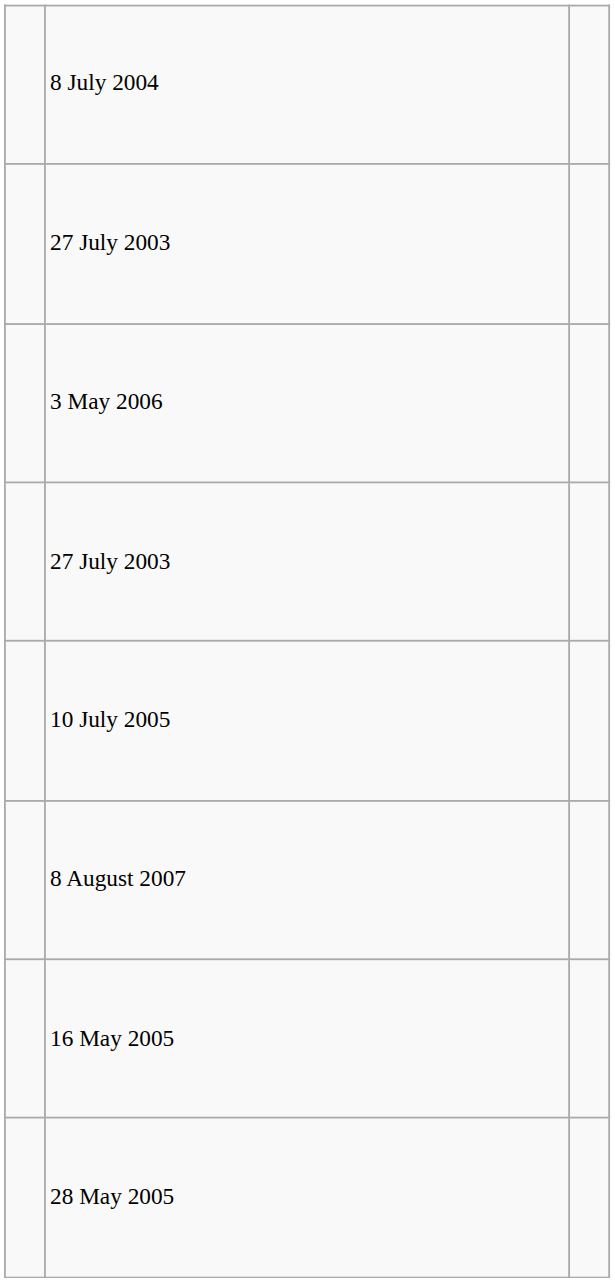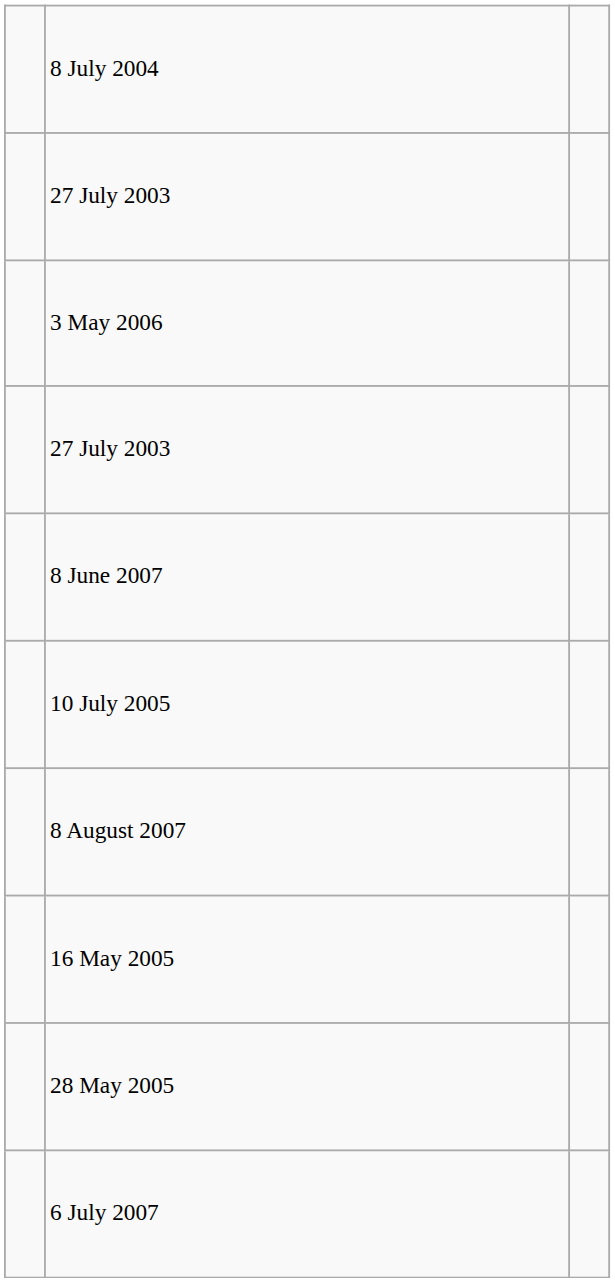+ row: (25, 578)
+ row: (25, 1214)
